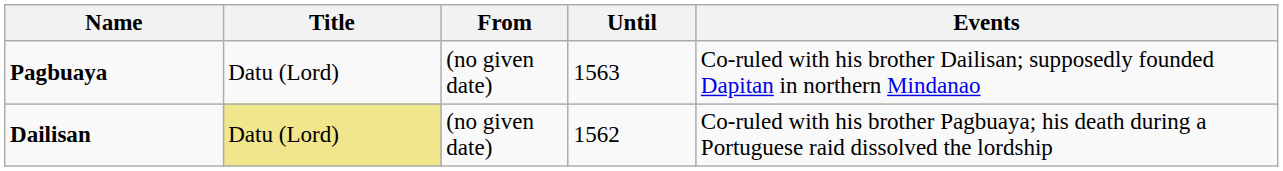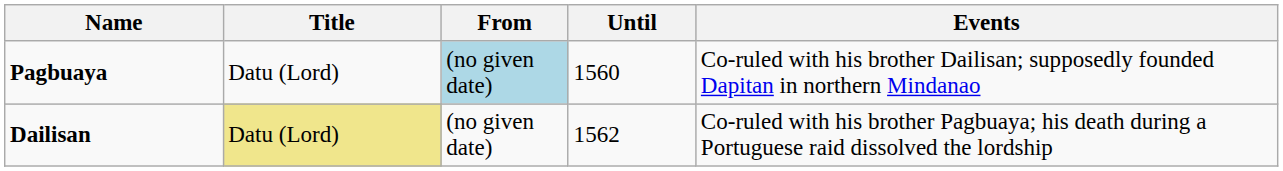(490, 72) no background -> (490, 72) lightblue background
(597, 72) 1563 -> (597, 72) 1560
